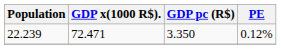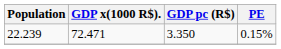(257, 34) 0.12% -> (257, 34) 0.15%
